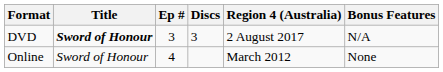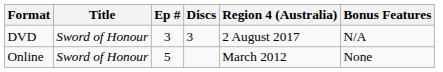(104, 36) bold -> (102, 36) normal
(172, 57) 4 -> (167, 57) 5
